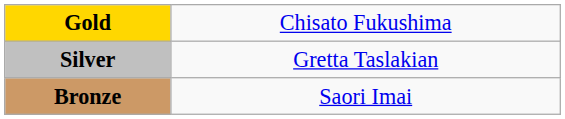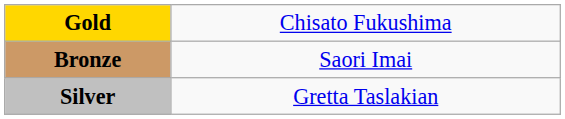rows swapped: (88, 58) <-> (88, 95)
